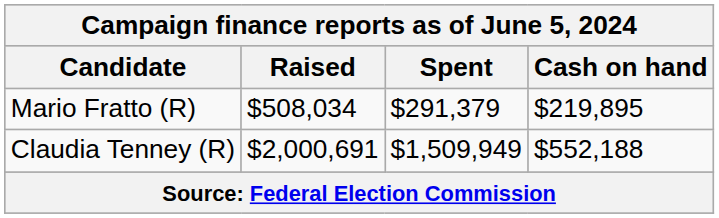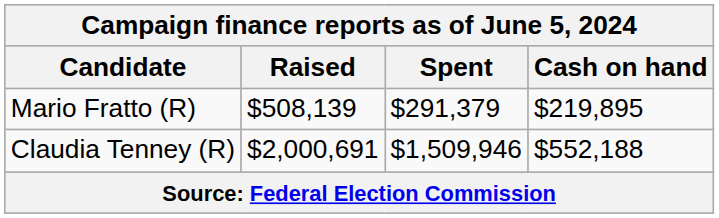(302, 108) $508,034 -> (302, 108) $508,139
(456, 150) $1,509,949 -> (456, 150) $1,509,946
